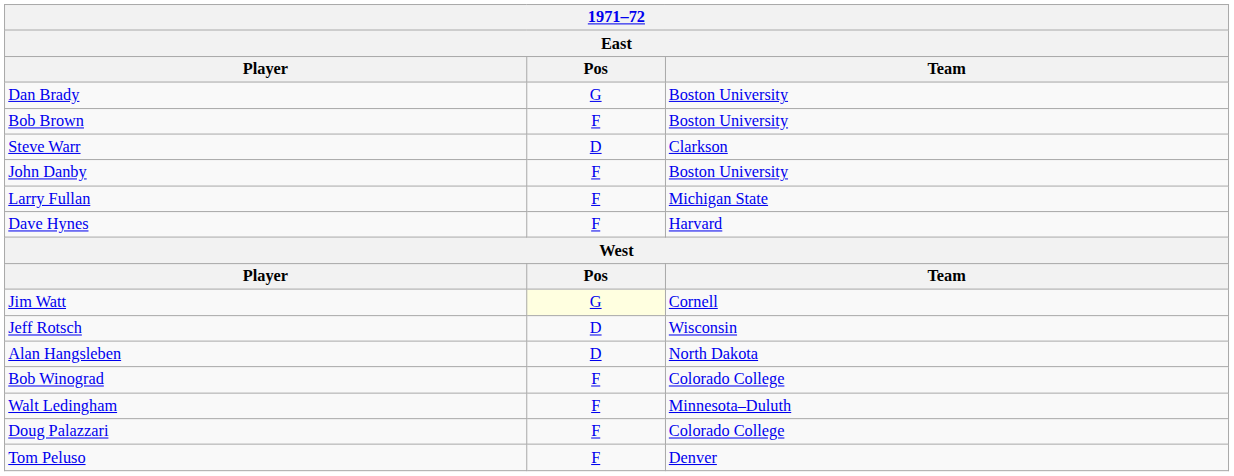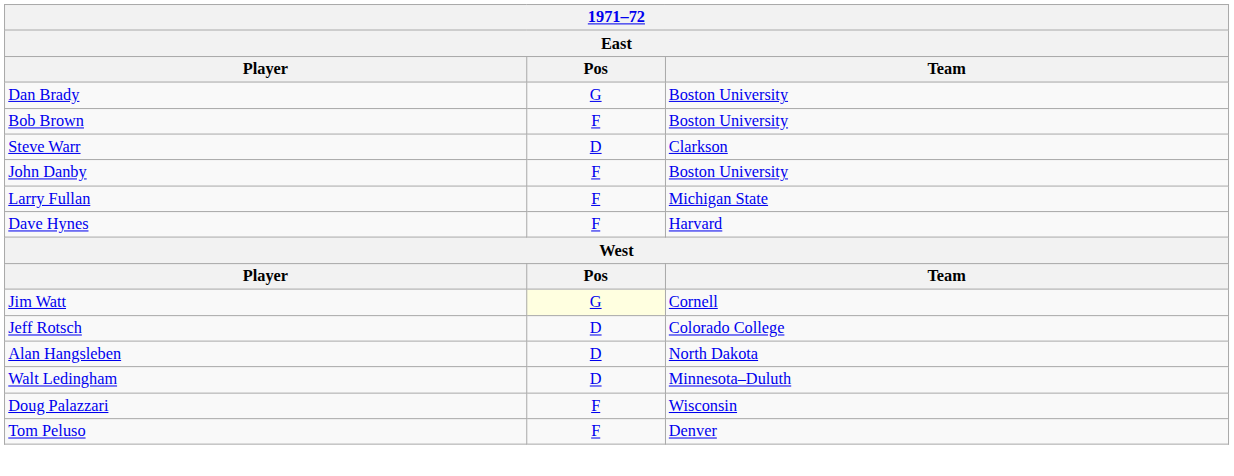(703, 328) Wisconsin -> (727, 328) Colorado College
- row: (56, 379)
(596, 405) F -> (596, 379) D
(727, 431) Colorado College -> (703, 405) Wisconsin
